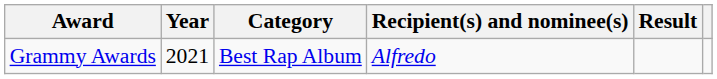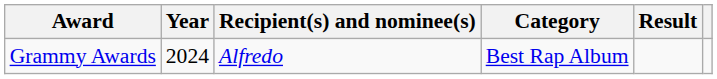columns swapped: (500, 21) <-> (290, 21)
(187, 55) 2021 -> (187, 55) 2024
